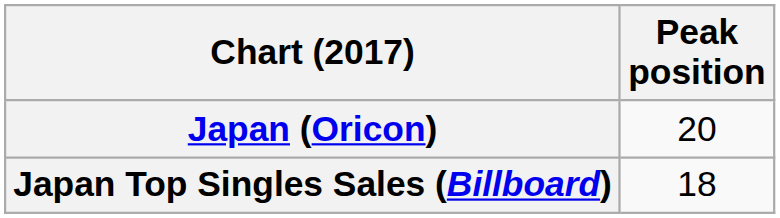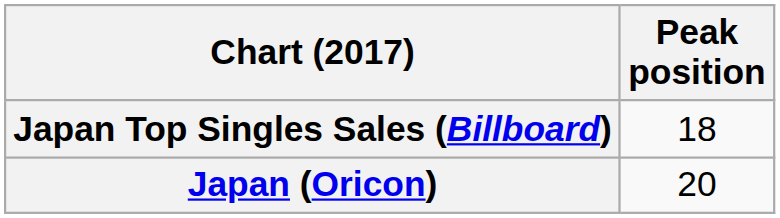rows swapped: (313, 128) <-> (313, 184)
